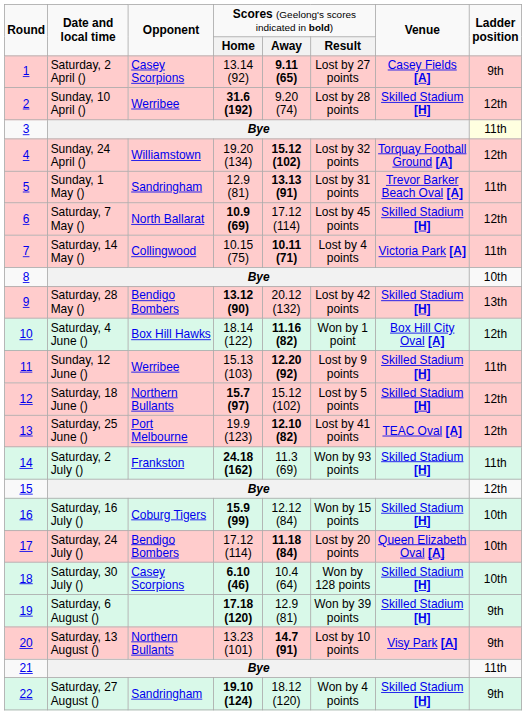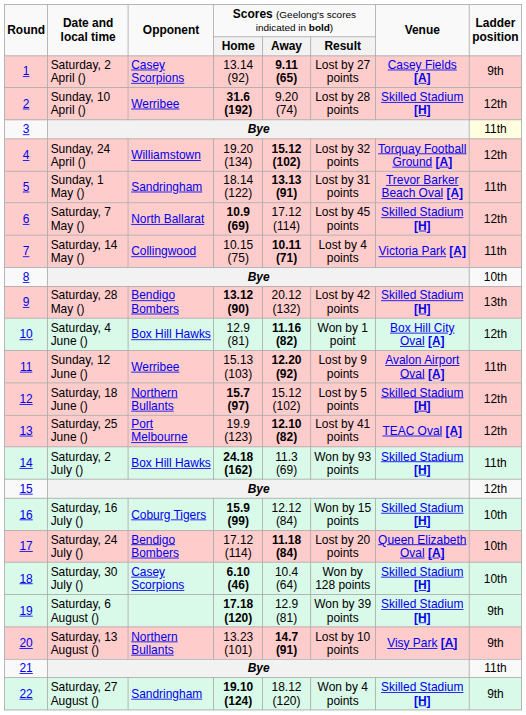(238, 187) 12.9 (81) -> (238, 187) 18.14 (122)
(238, 335) 18.14 (122) -> (238, 335) 12.9 (81)
(422, 367) Skilled Stadium [H] -> (422, 367) Avalon Airport Oval [A]
(158, 463) Frankston -> (171, 463) Box Hill Hawks
